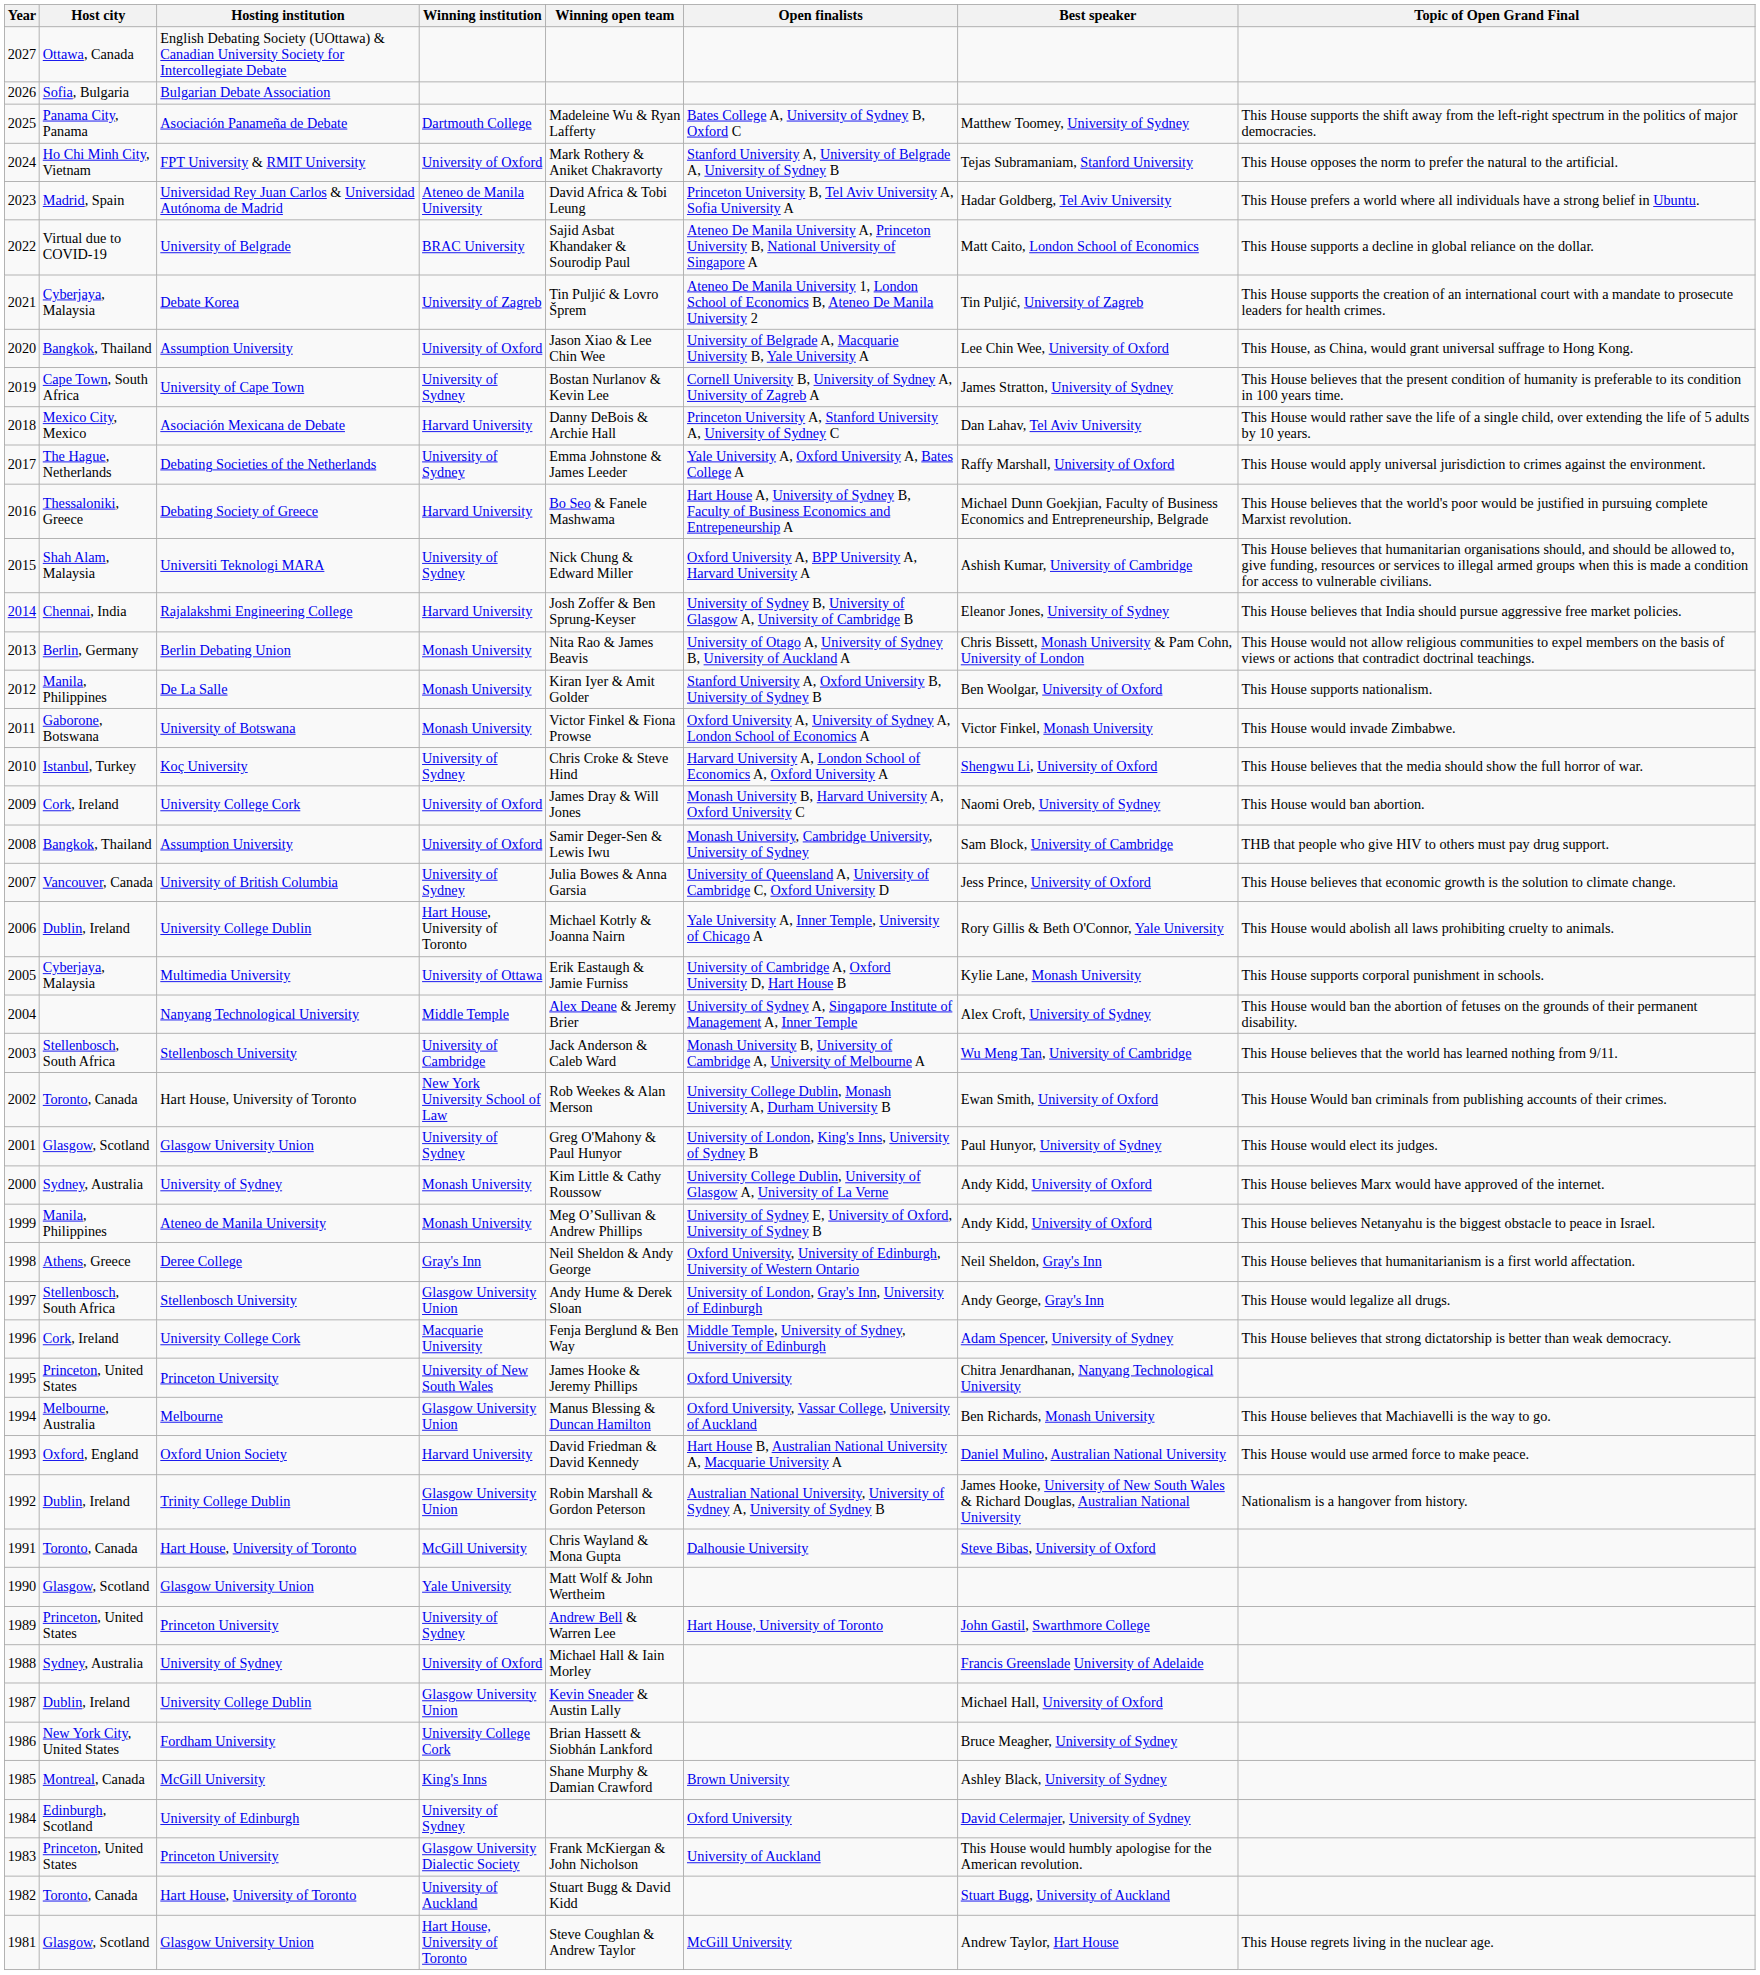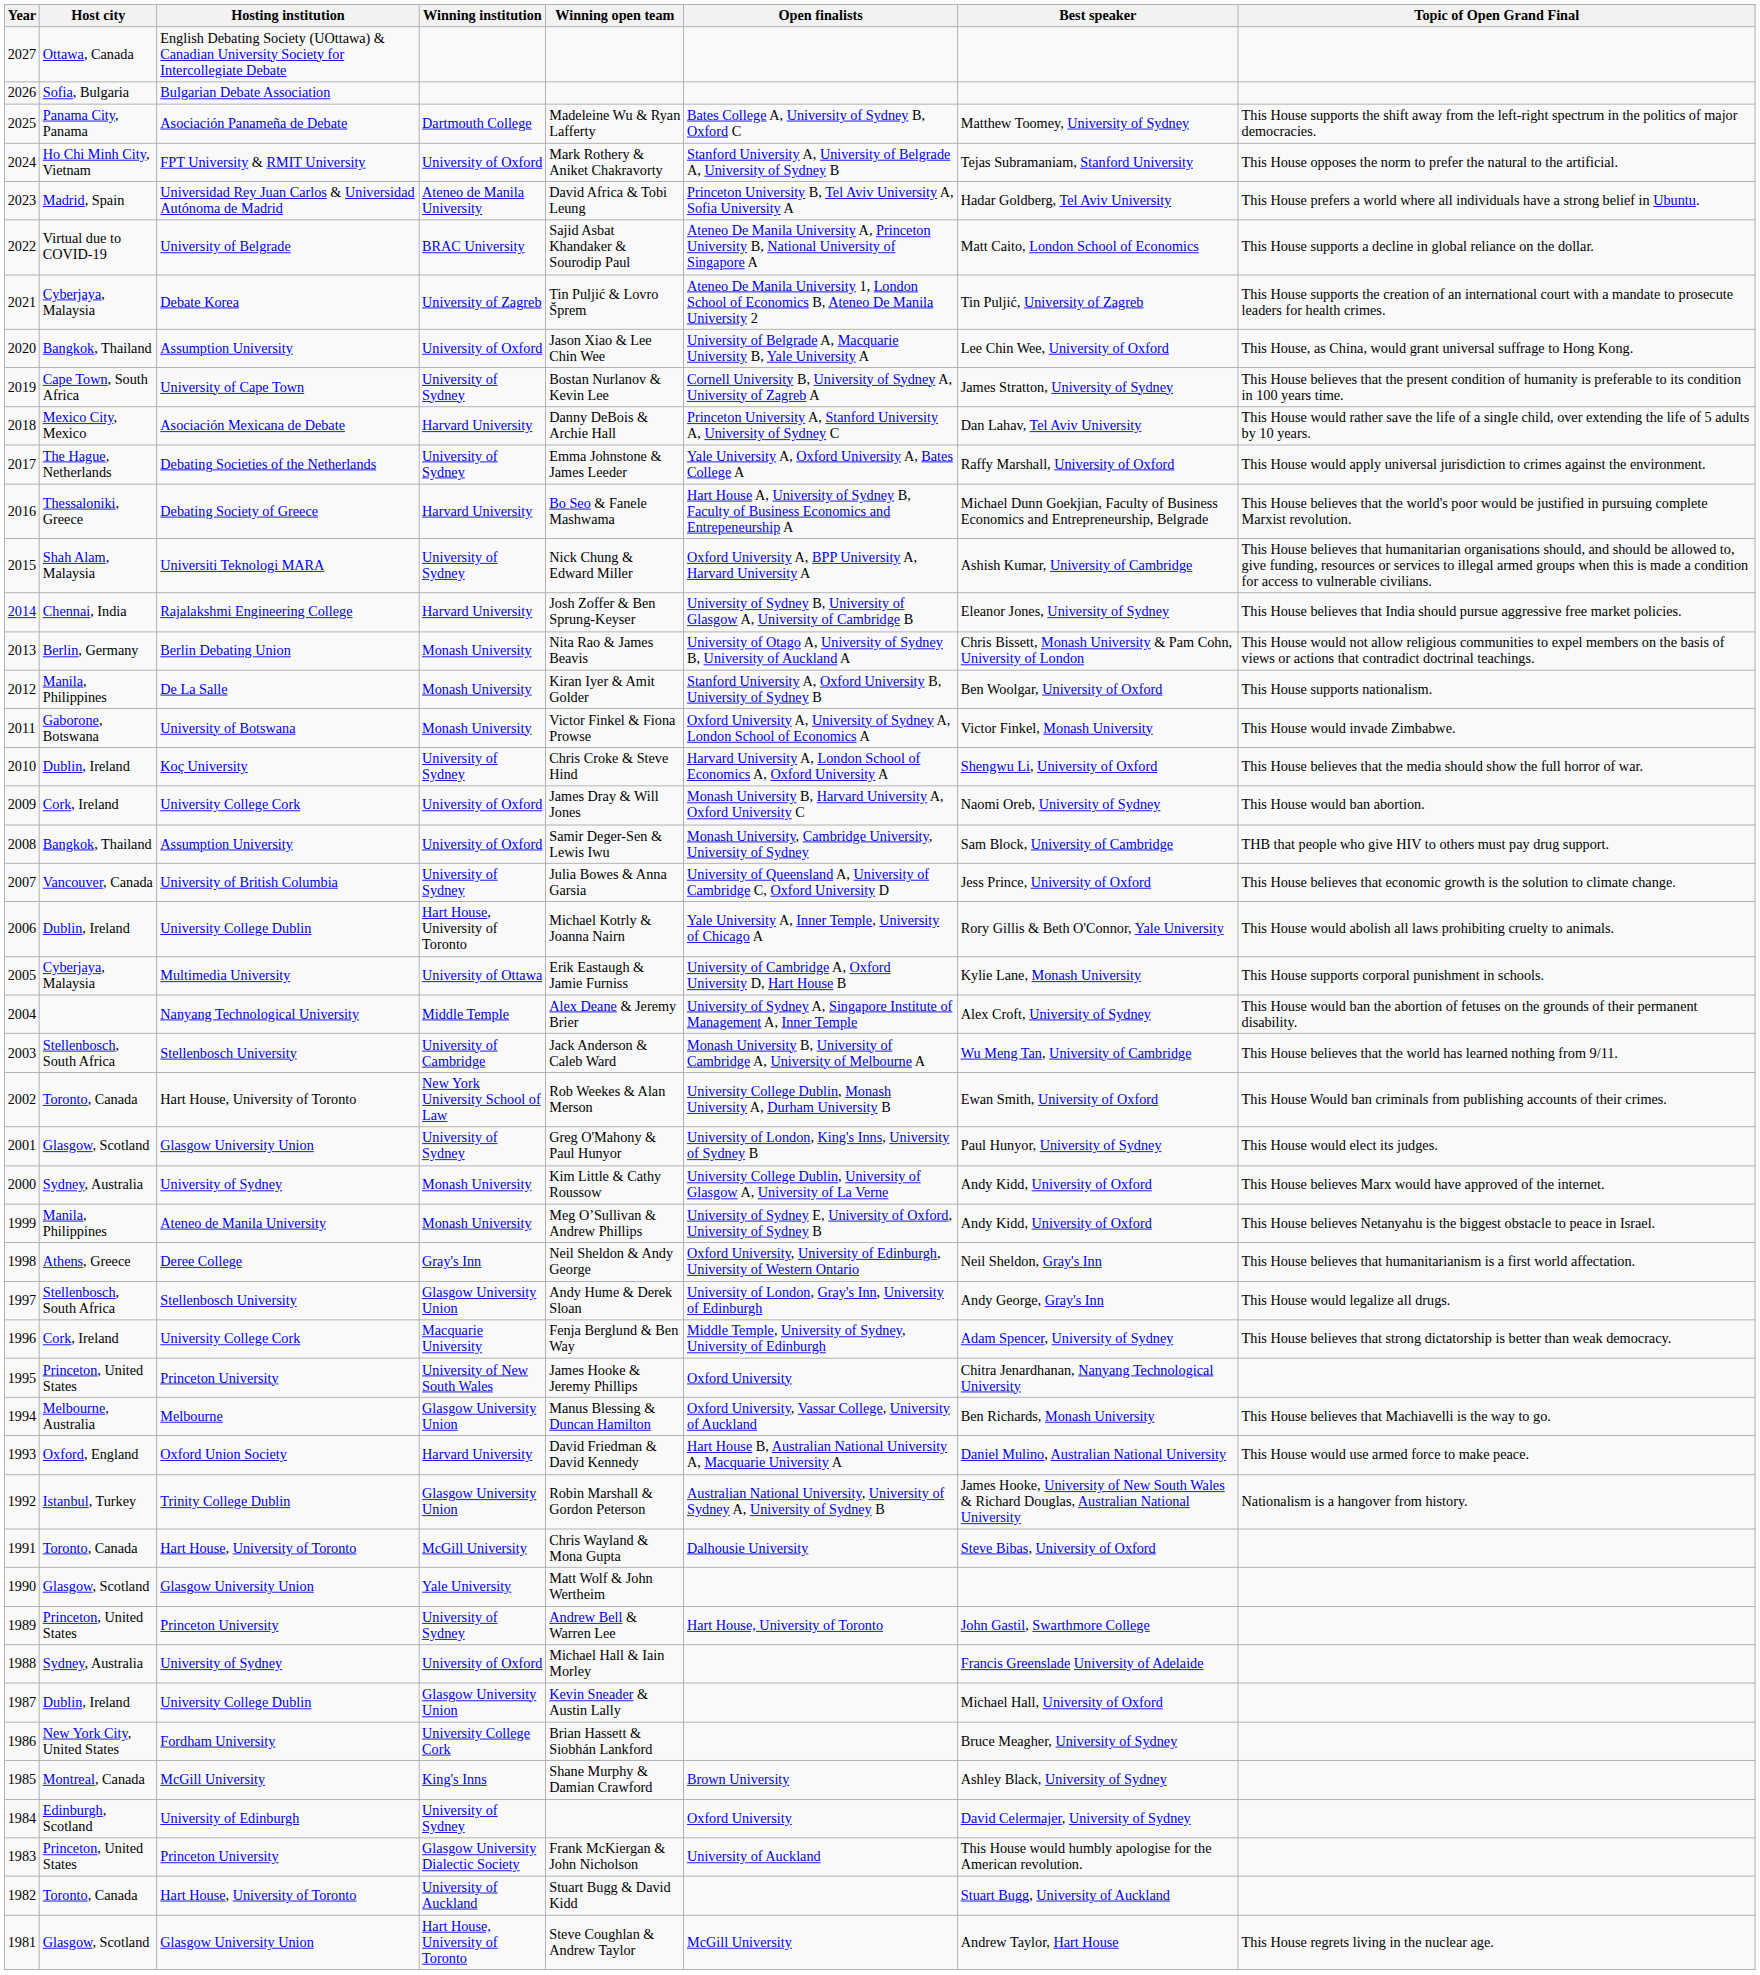(89, 766) Istanbul, Turkey -> (86, 766) Dublin, Ireland
(86, 1501) Dublin, Ireland -> (89, 1501) Istanbul, Turkey
